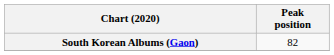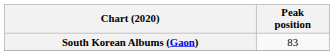(293, 42) 82 -> (293, 42) 83
